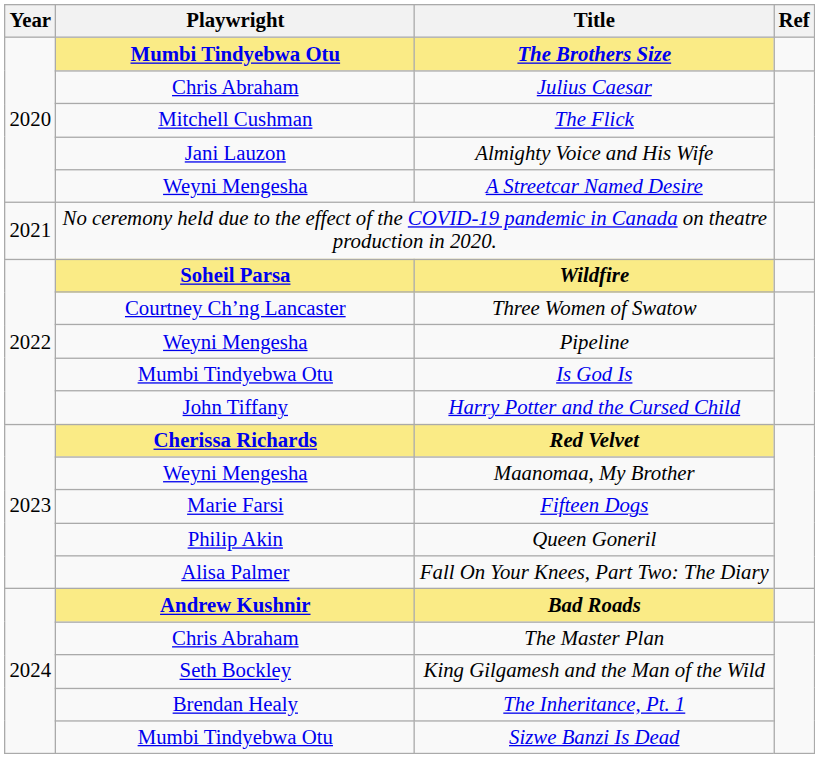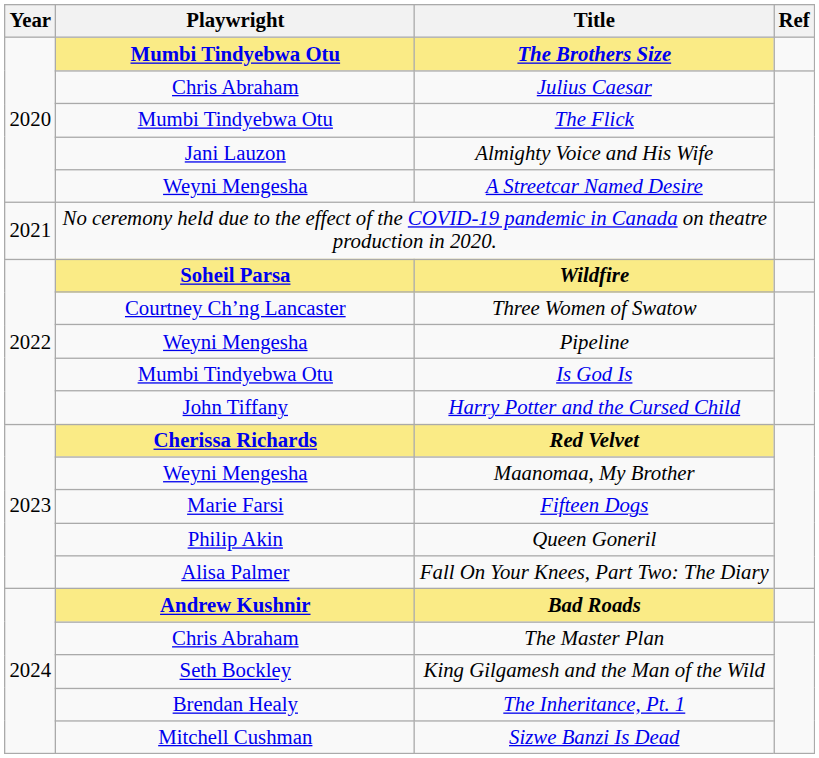(235, 119) Mitchell Cushman -> (235, 119) Mumbi Tindyebwa Otu
(235, 737) Mumbi Tindyebwa Otu -> (235, 737) Mitchell Cushman
